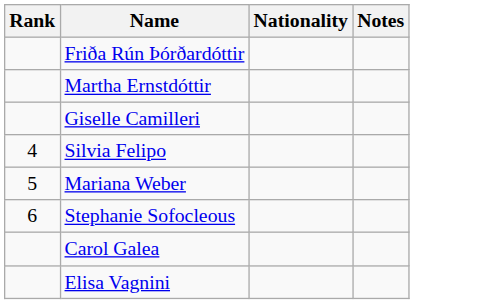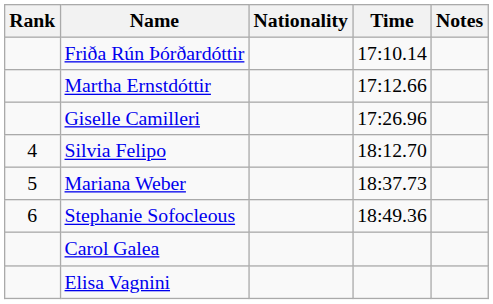+ column: (392, 20)
